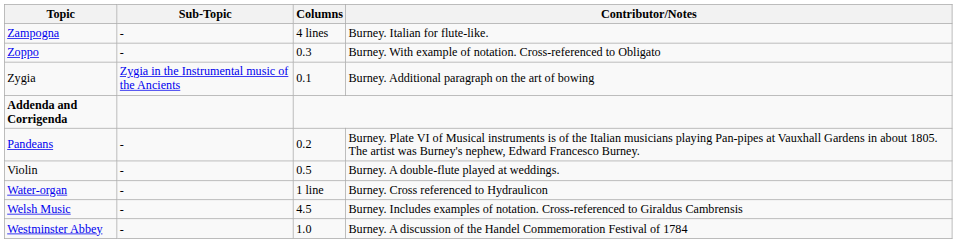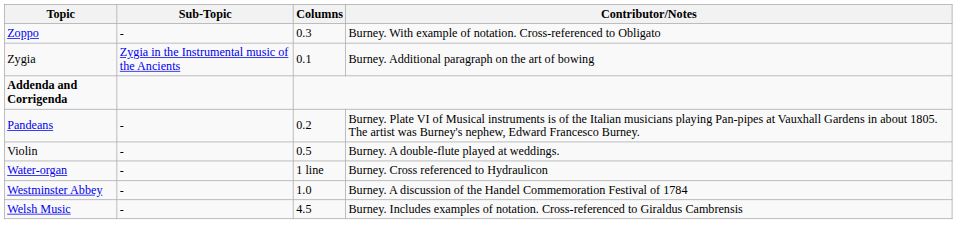- row: (33, 33)
rows swapped: (39, 209) <-> (55, 228)
